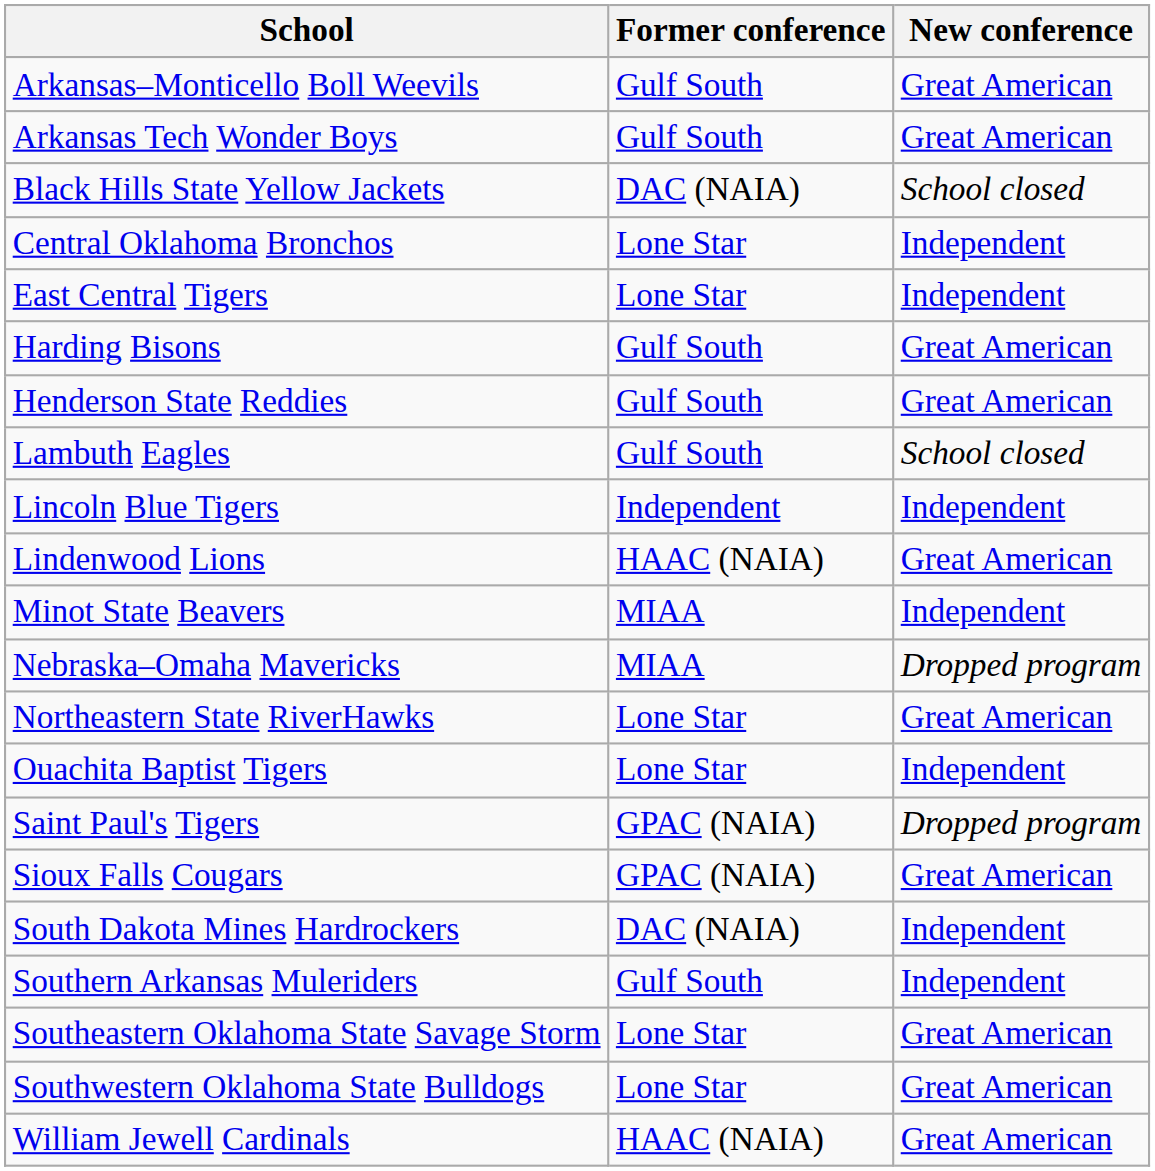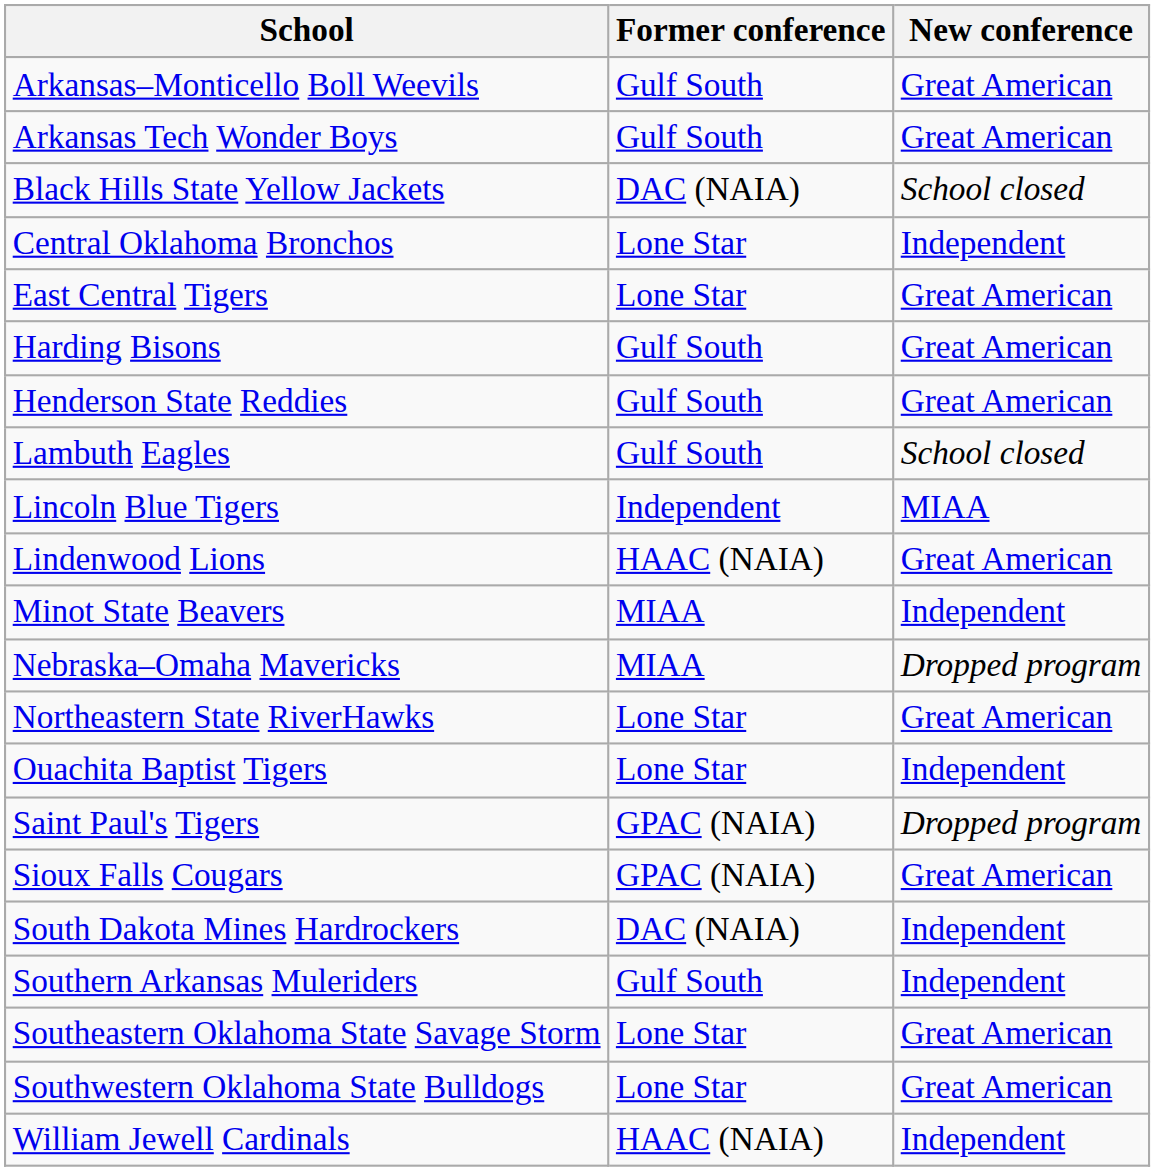(983, 294) Independent -> (1007, 294) Great American
(983, 505) Independent -> (945, 505) MIAA
(1007, 1139) Great American -> (983, 1139) Independent
